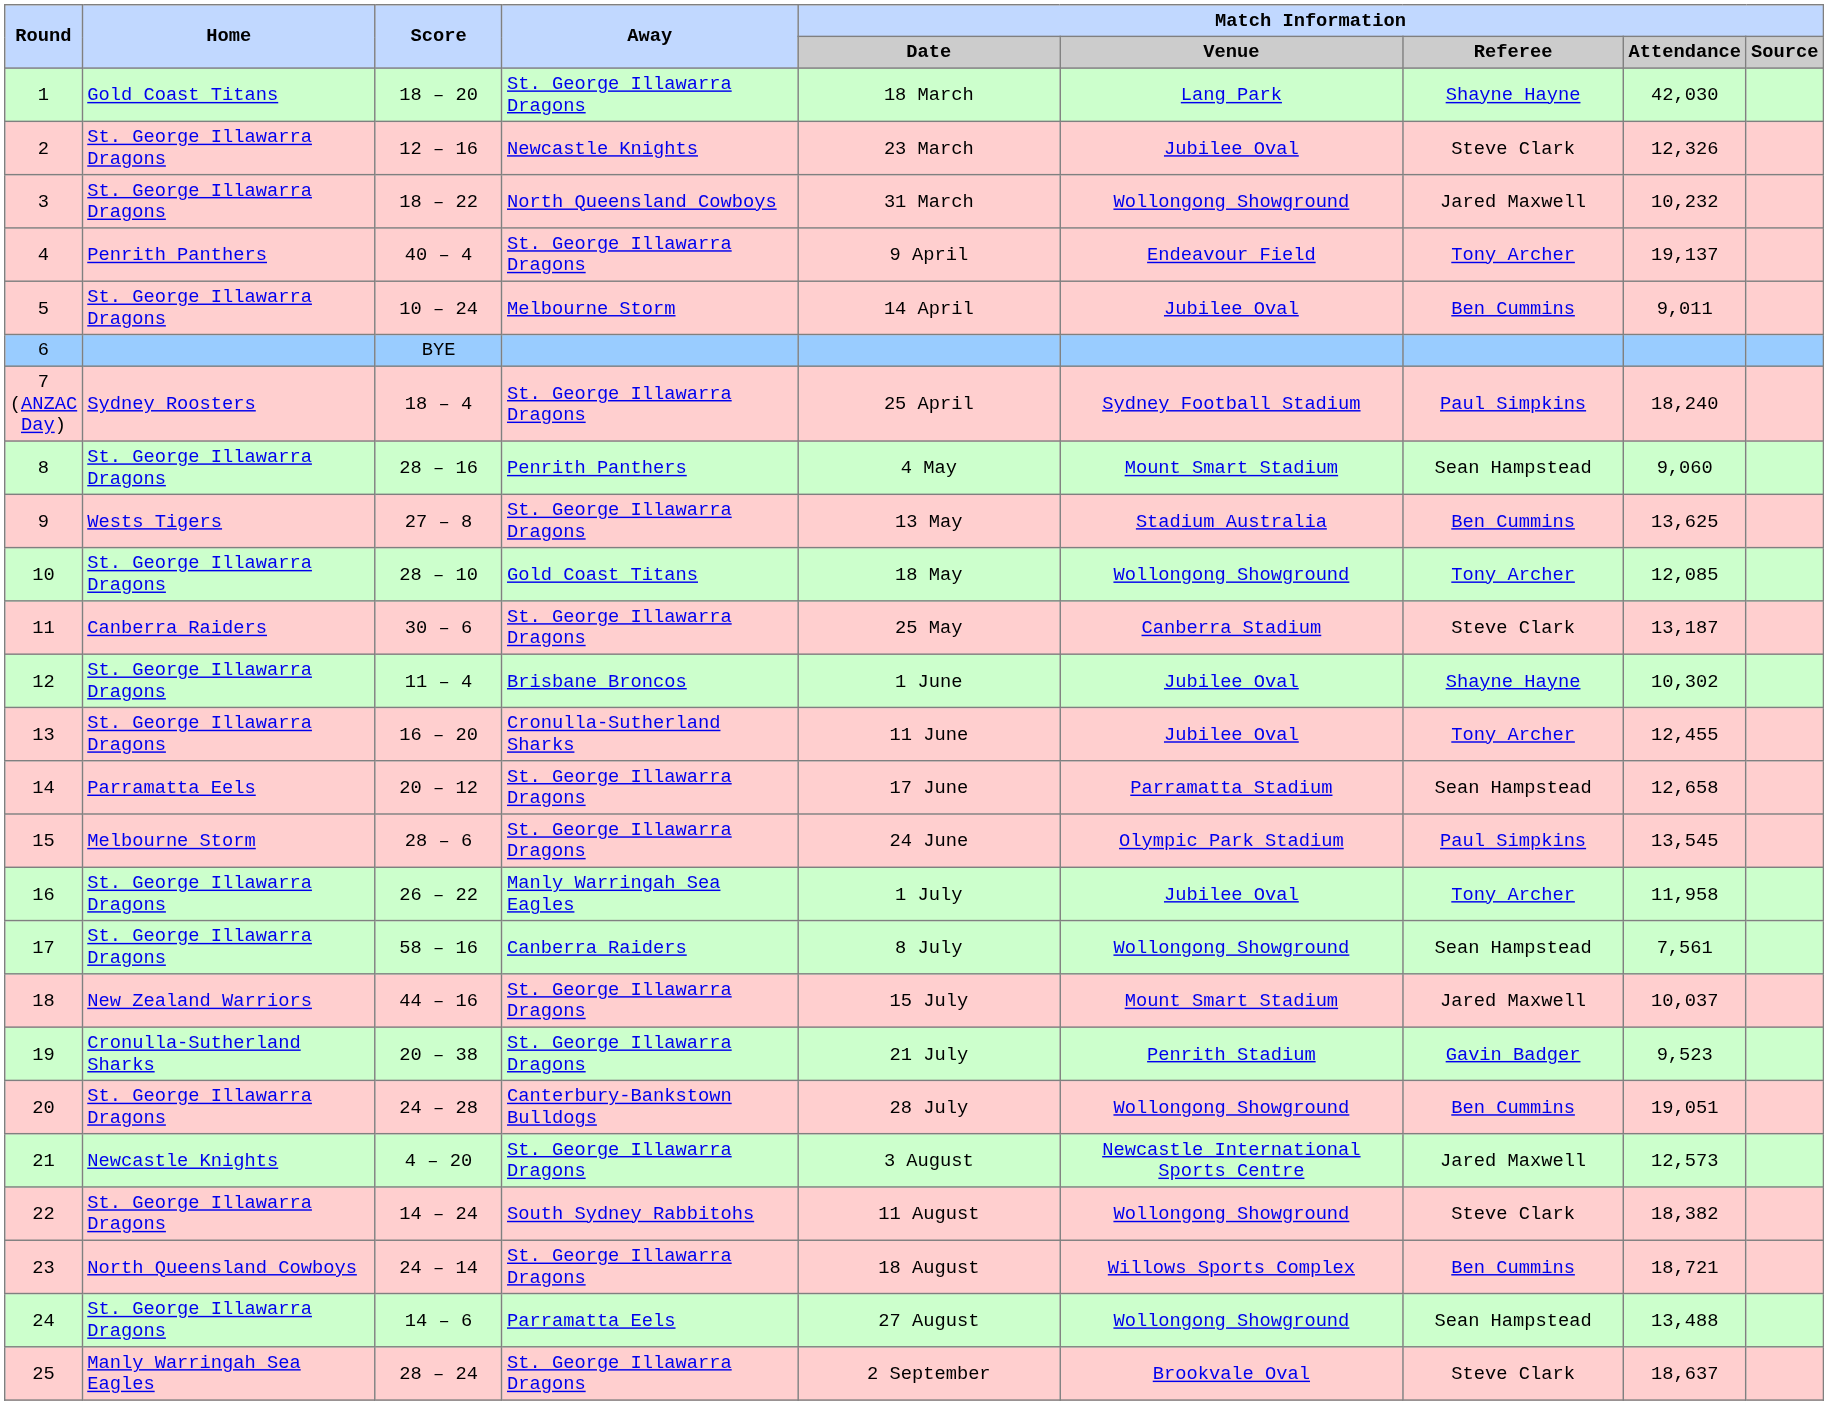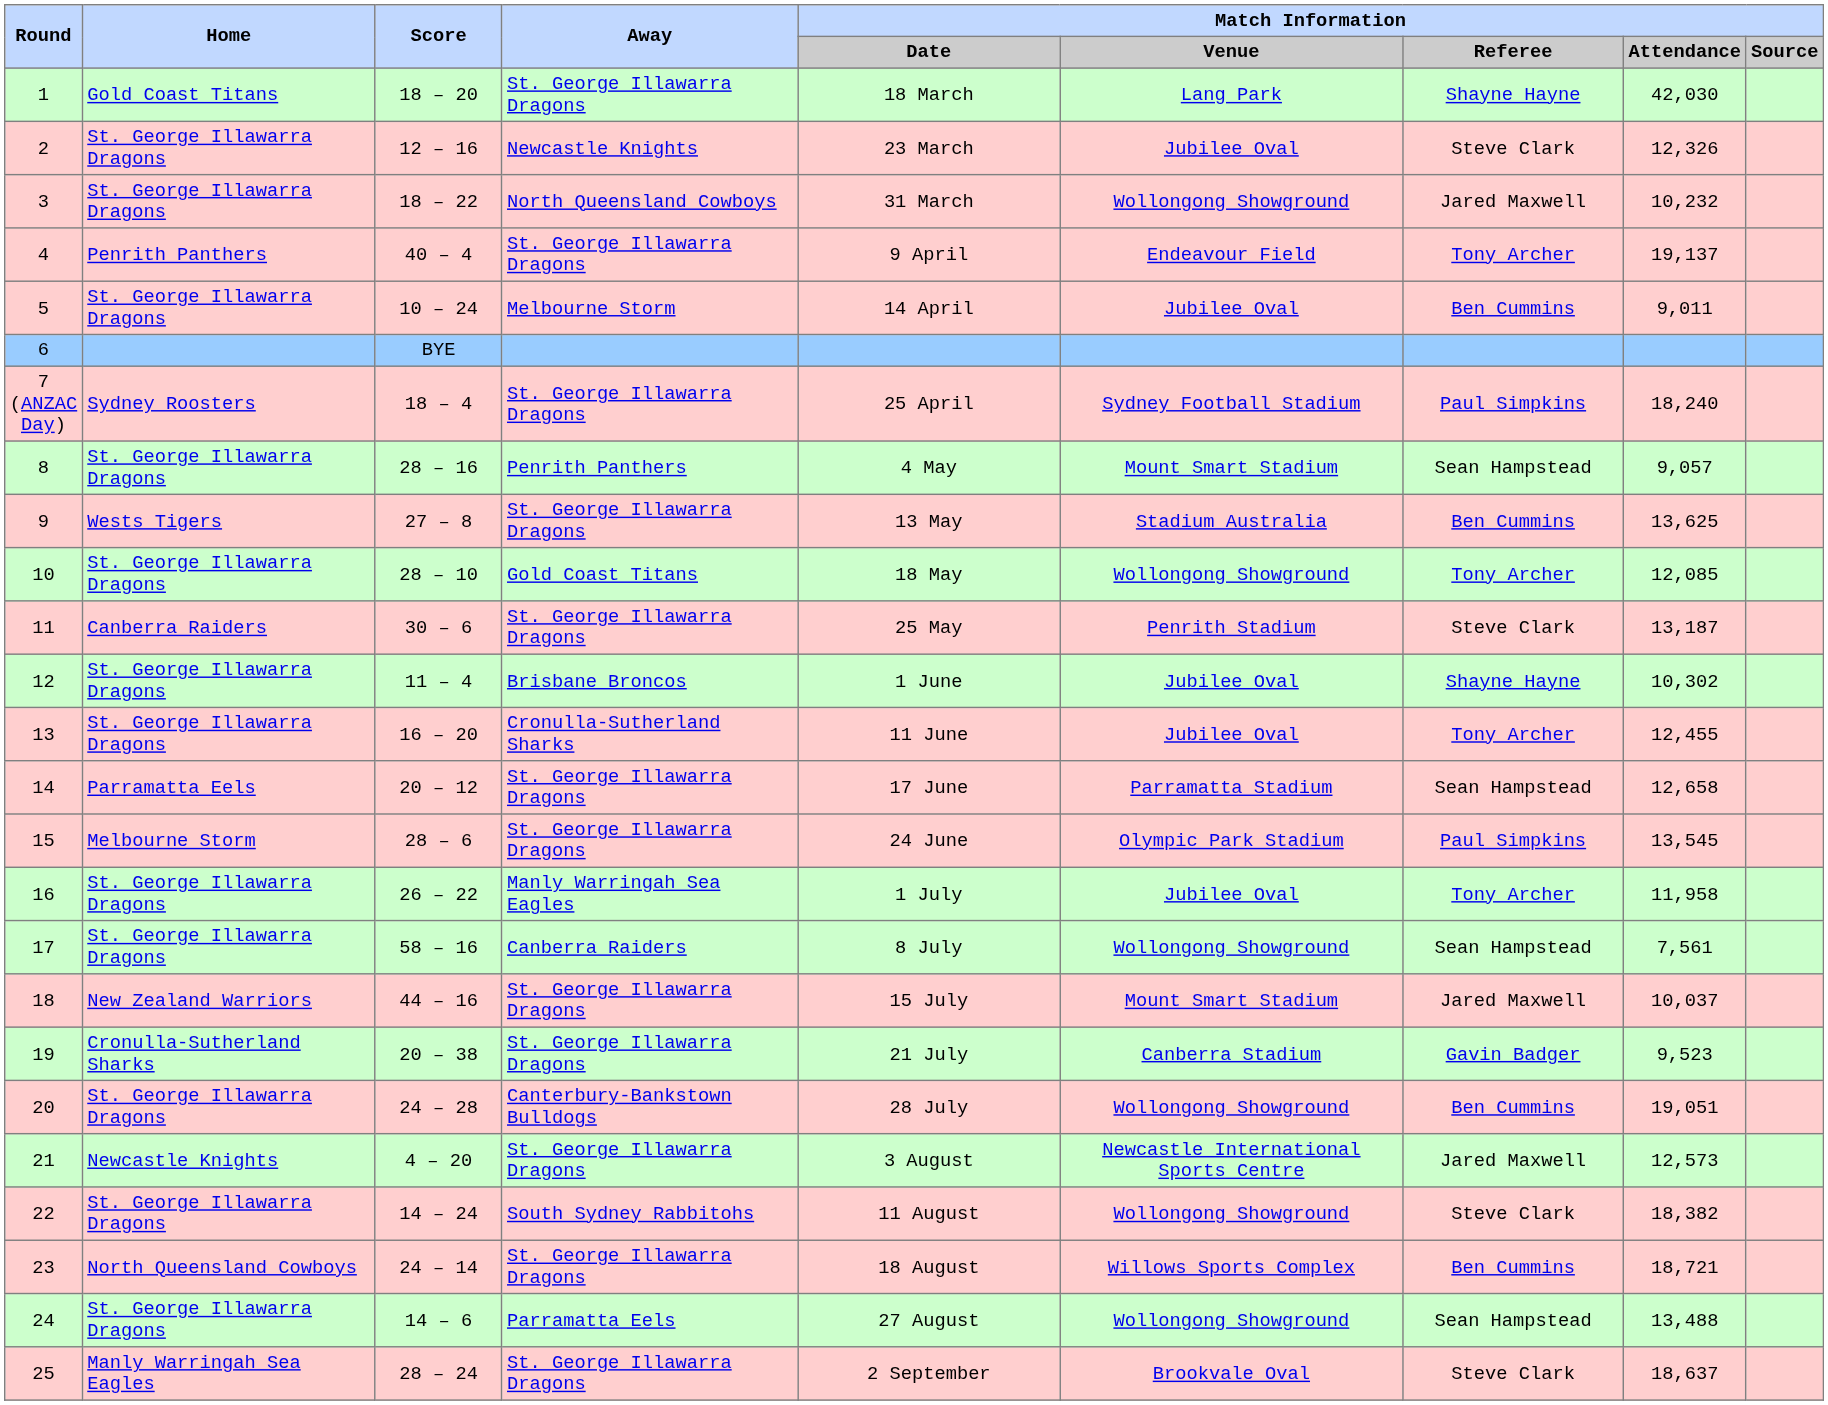(1685, 468) 9,060 -> (1685, 468) 9,057
(1231, 628) Canberra Stadium -> (1231, 628) Penrith Stadium
(1231, 1054) Penrith Stadium -> (1231, 1054) Canberra Stadium
